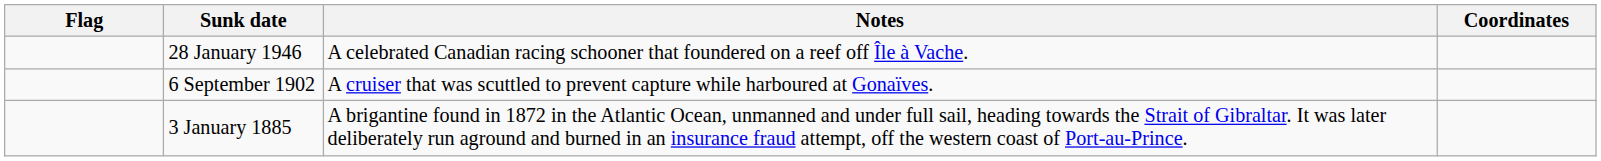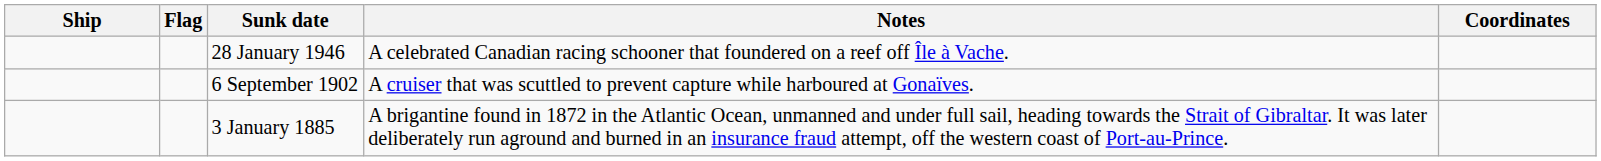+ column: (82, 20)
